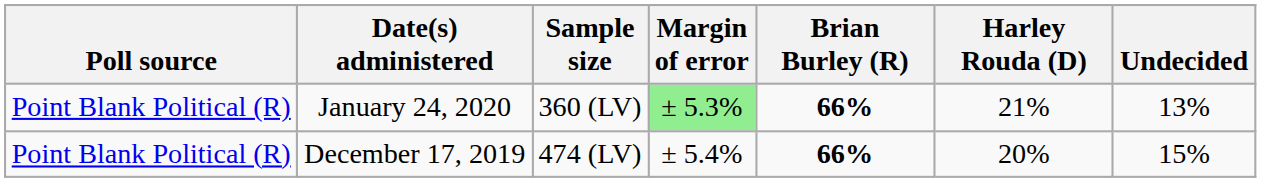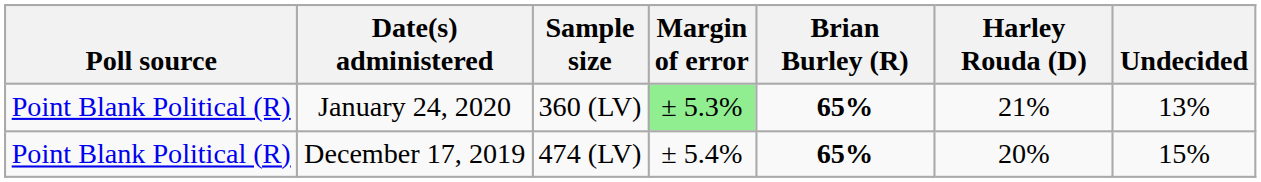(845, 106) 66% -> (845, 106) 65%
(845, 153) 66% -> (845, 153) 65%
